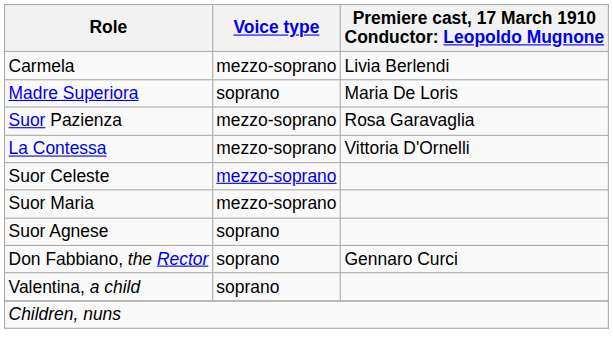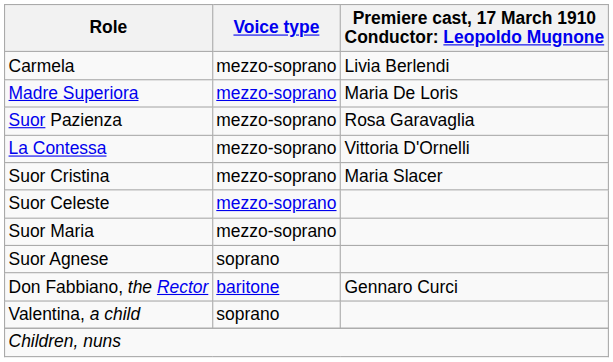(248, 93) soprano -> (276, 93) mezzo-soprano
+ row: (59, 176)
(248, 259) soprano -> (248, 286) baritone
